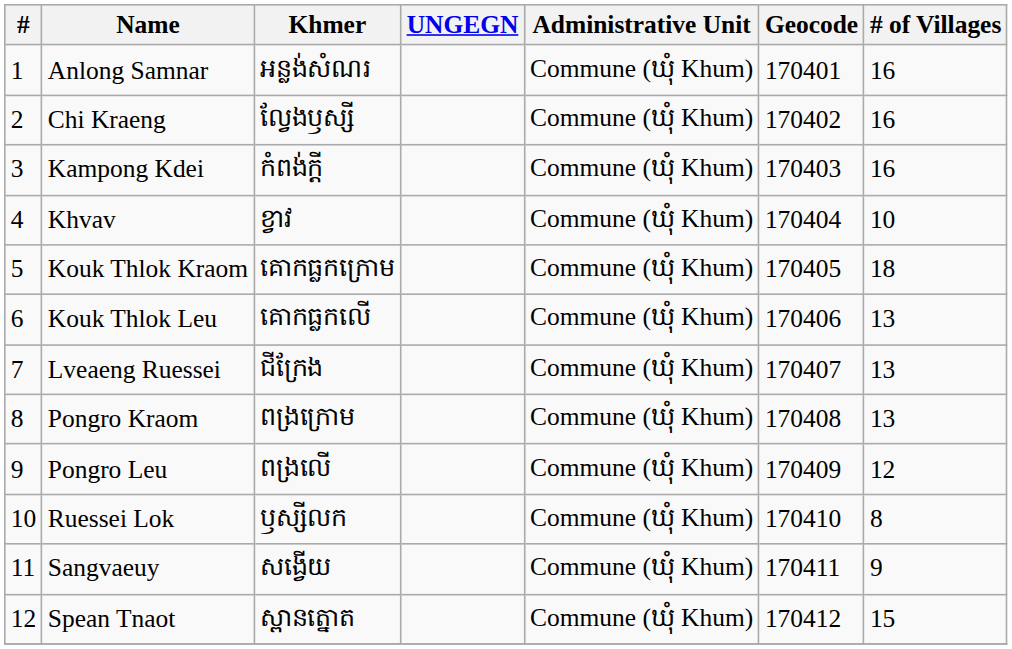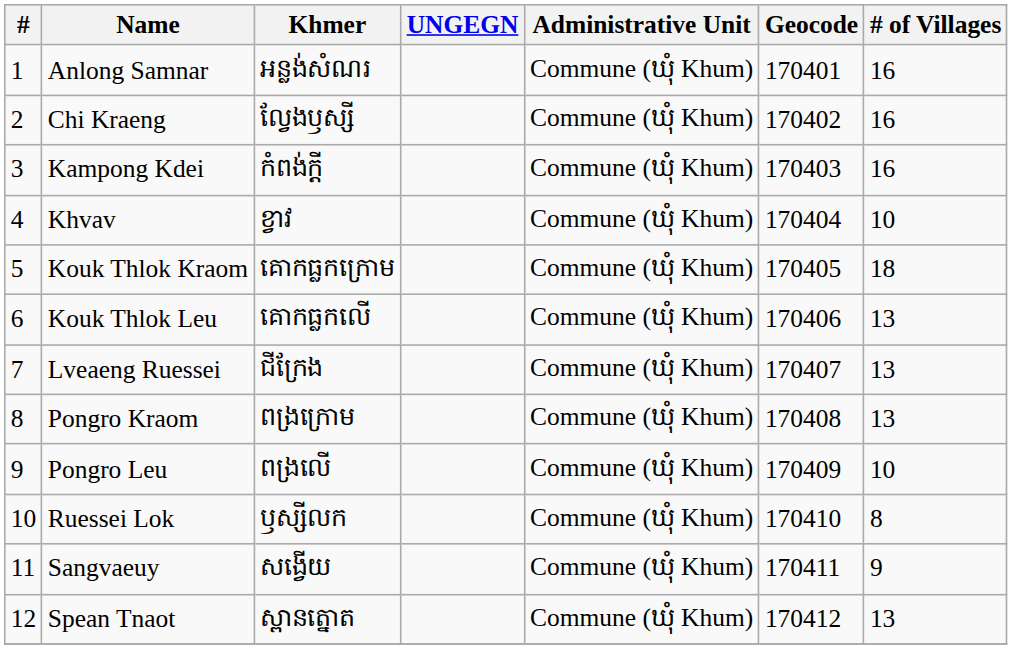(883, 468) 12 -> (883, 468) 10
(883, 618) 15 -> (883, 618) 13
